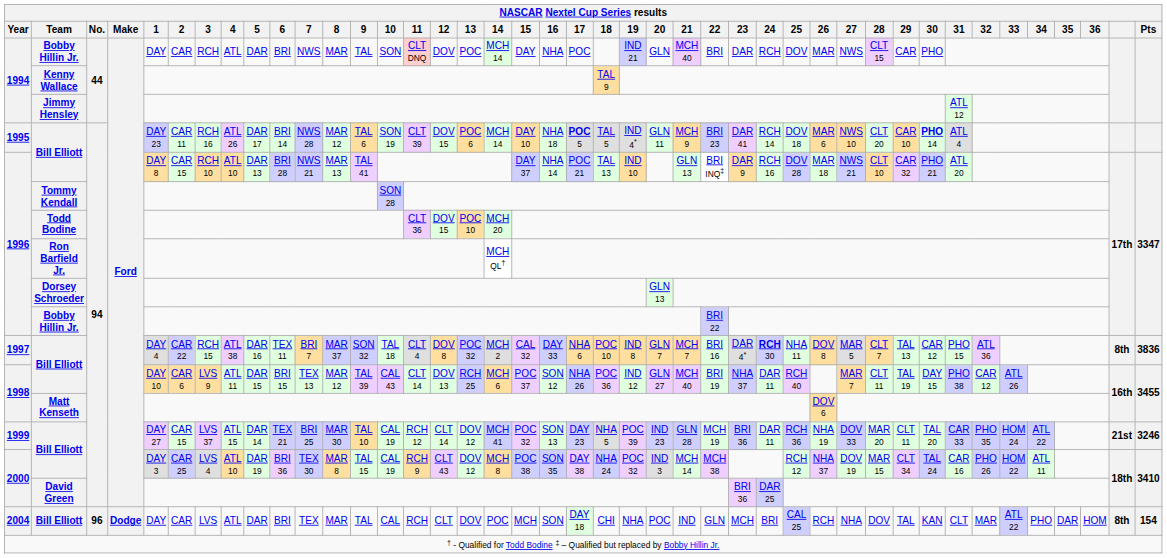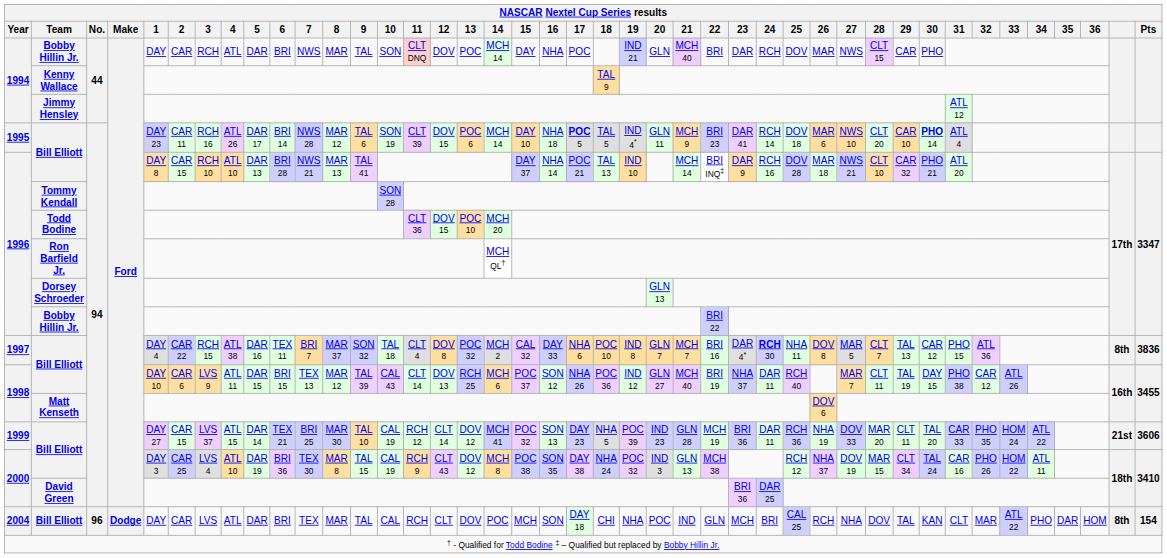(687, 167) GLN 13 -> (687, 167) MCH 14
(1148, 436) 3246 -> (1148, 436) 3606
(687, 464) MCH 14 -> (687, 464) GLN 13
